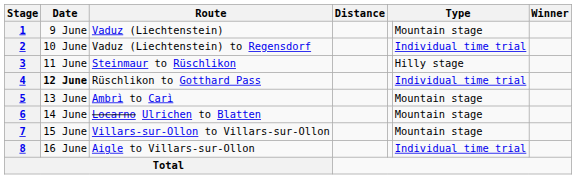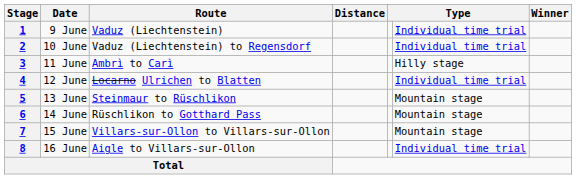(439, 30) Mountain stage -> (461, 30) Individual time trial
(164, 64) Steinmaur to Rüschlikon -> (133, 64) Ambrì to Carì
(65, 81) bold -> (65, 81) normal
(176, 81) Rüschlikon to Gotthard Pass -> (176, 81) Locarno Ulrichen to Blatten
(133, 98) Ambrì to Carì -> (164, 98) Steinmaur to Rüschlikon
(176, 115) Locarno Ulrichen to Blatten -> (176, 115) Rüschlikon to Gotthard Pass
